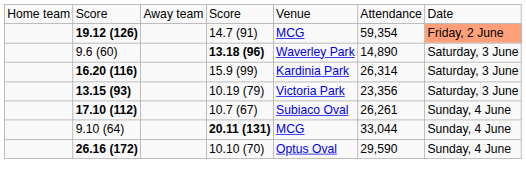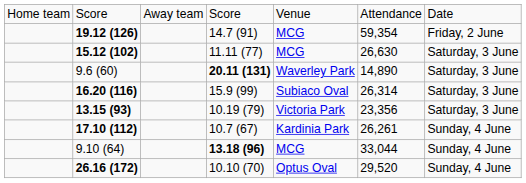(466, 33) lightsalmon background -> (466, 33) no background
+ row: (107, 52)
(237, 52) 13.18 (96) -> (240, 71) 20.11 (131)
(313, 71) Kardinia Park -> (312, 91) Subiaco Oval
(312, 110) Subiaco Oval -> (313, 129) Kardinia Park
(240, 129) 20.11 (131) -> (237, 149) 13.18 (96)
(379, 149) 29,590 -> (379, 168) 29,520
